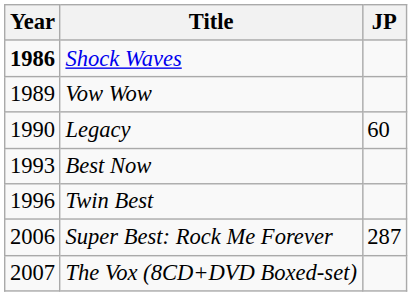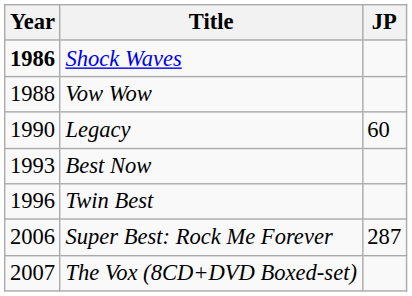(32, 93) 1989 -> (32, 93) 1988
